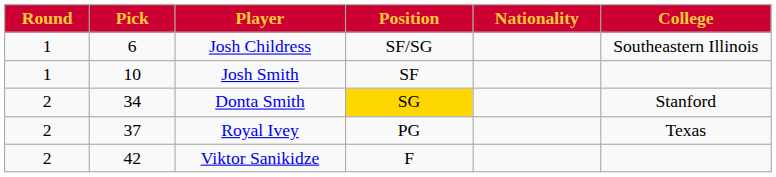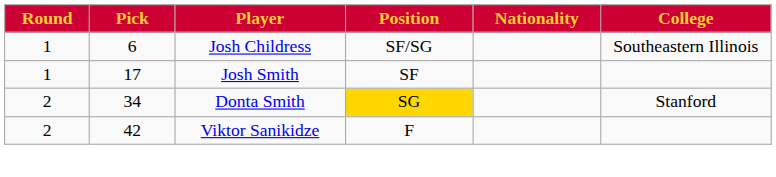(132, 74) 10 -> (132, 74) 17
- row: (260, 130)
